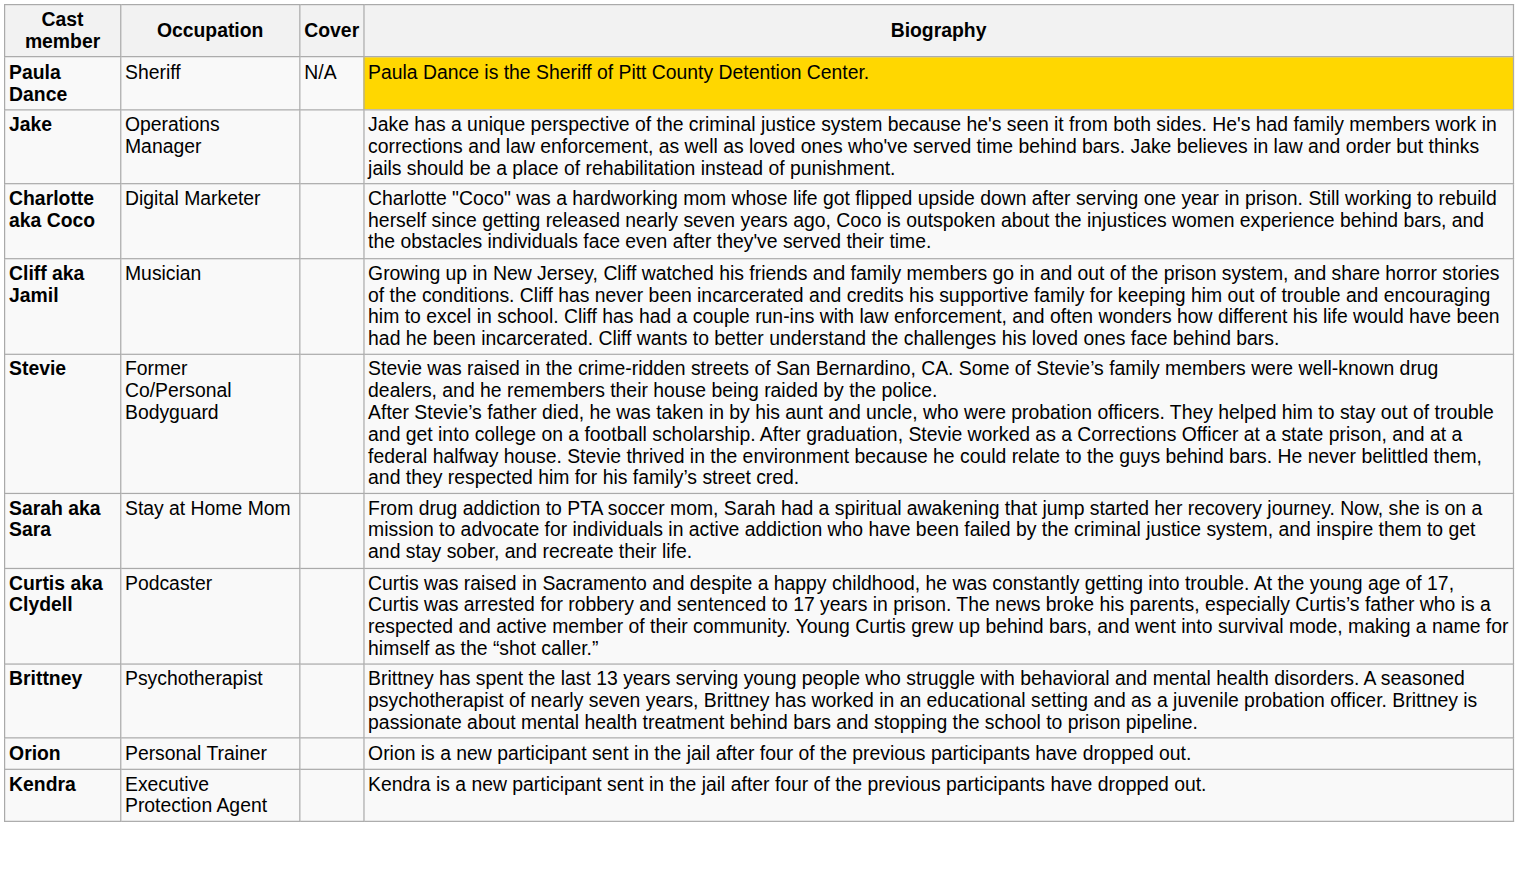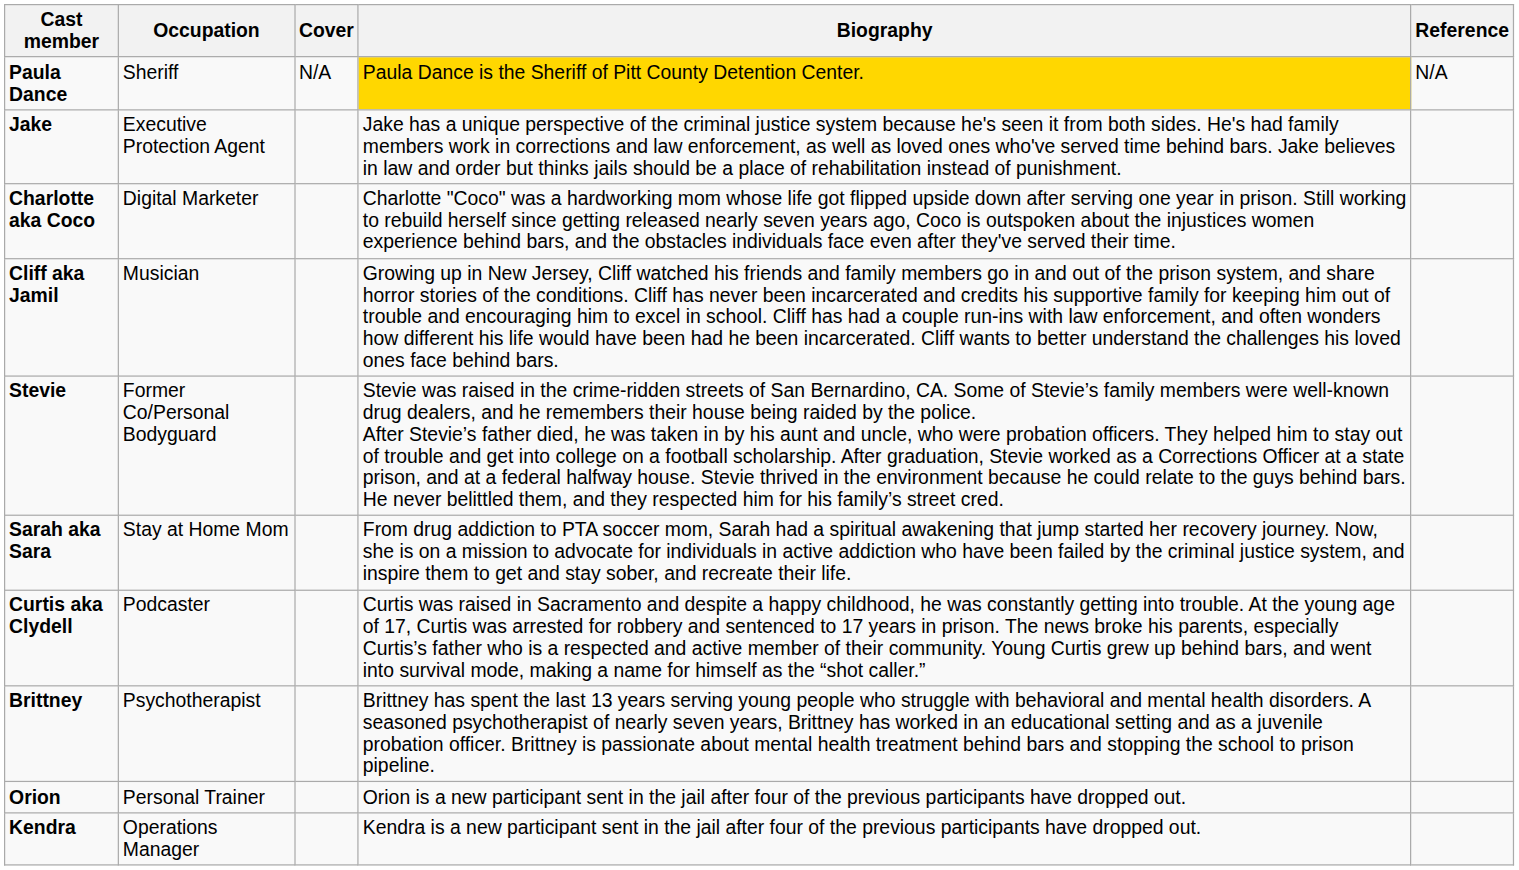+ column: (1462, 30)
(172, 135) Operations Manager -> (194, 135) Executive Protection Agent
(196, 795) Executive Protection Agent -> (170, 838) Operations Manager
